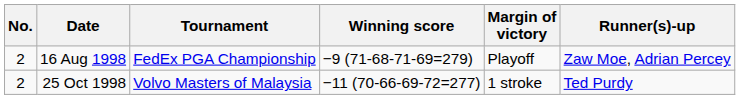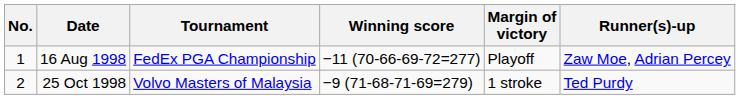(20, 58) 2 -> (20, 58) 1
(398, 58) −9 (71-68-71-69=279) -> (402, 58) −11 (70-66-69-72=277)
(402, 83) −11 (70-66-69-72=277) -> (398, 83) −9 (71-68-71-69=279)
